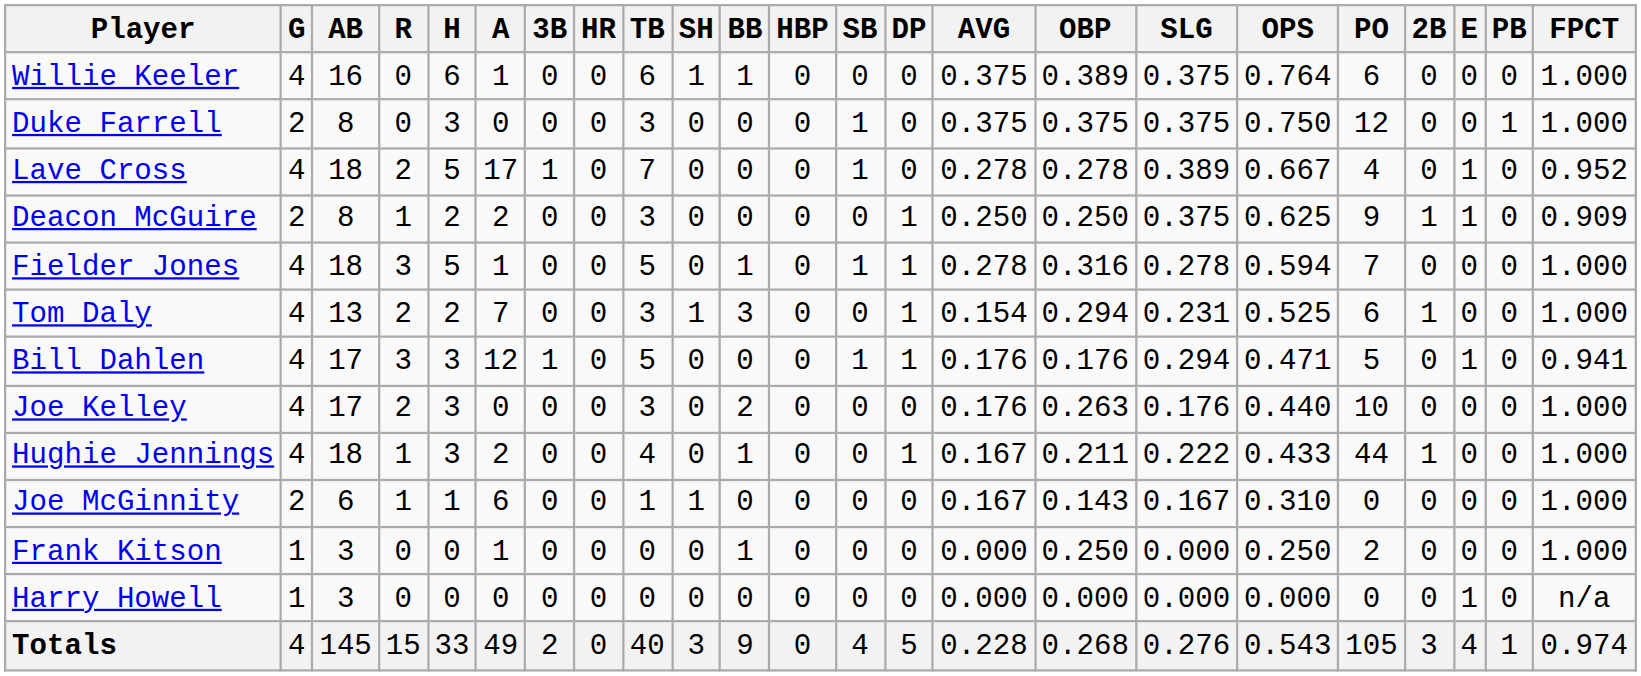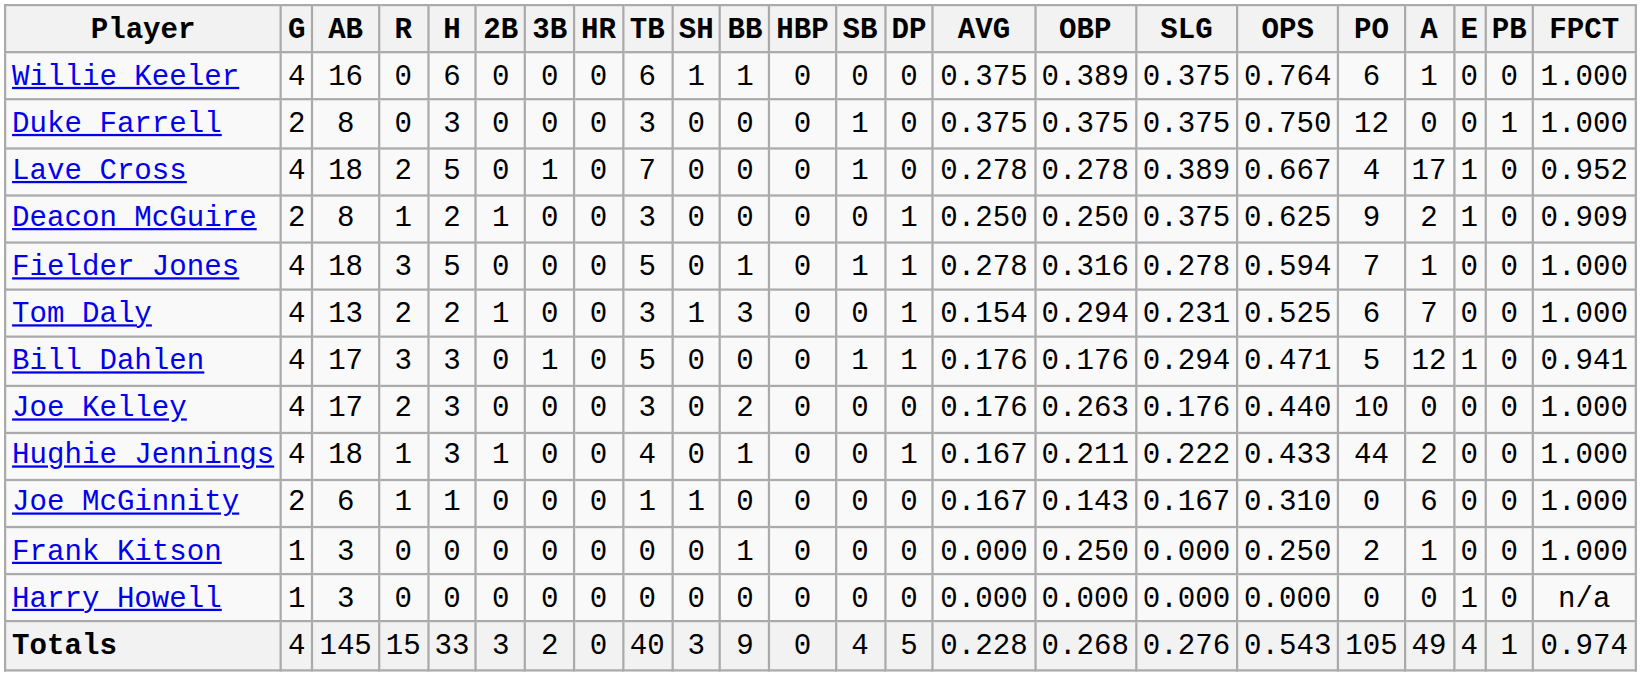columns swapped: (1429, 29) <-> (501, 29)
